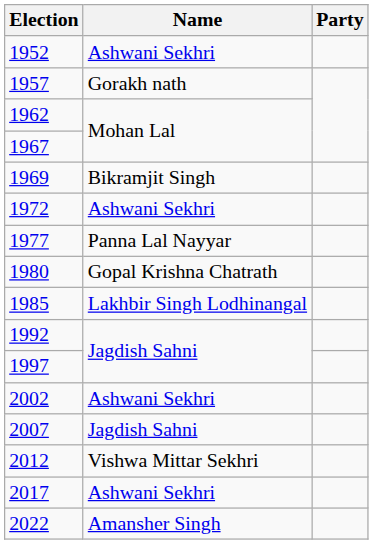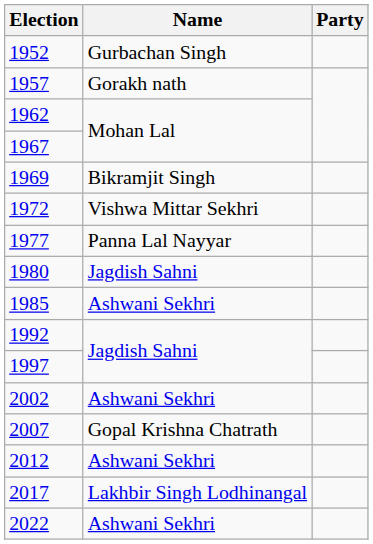(151, 51) Ashwani Sekhri -> (157, 51) Gurbachan Singh
(151, 209) Ashwani Sekhri -> (173, 209) Vishwa Mittar Sekhri
(183, 271) Gopal Krishna Chatrath -> (143, 271) Jagdish Sahni
(197, 303) Lakhbir Singh Lodhinangal -> (151, 303) Ashwani Sekhri
(143, 429) Jagdish Sahni -> (183, 429) Gopal Krishna Chatrath
(173, 460) Vishwa Mittar Sekhri -> (151, 460) Ashwani Sekhri
(151, 492) Ashwani Sekhri -> (197, 492) Lakhbir Singh Lodhinangal
(154, 523) Amansher Singh -> (151, 523) Ashwani Sekhri
